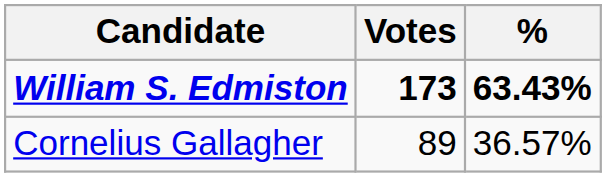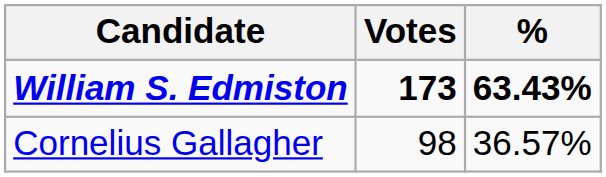(437, 143) 89 -> (437, 143) 98
